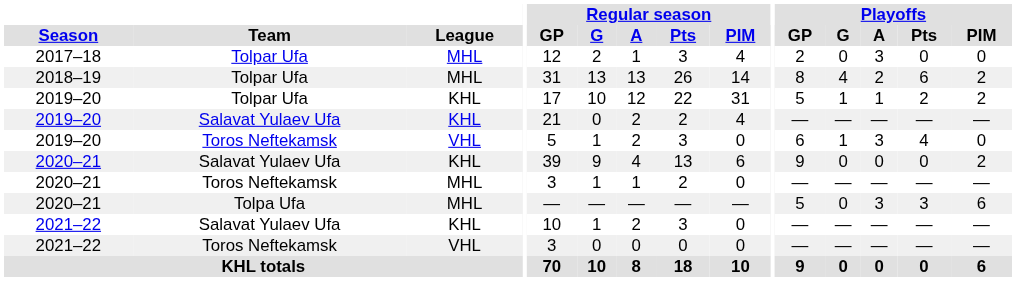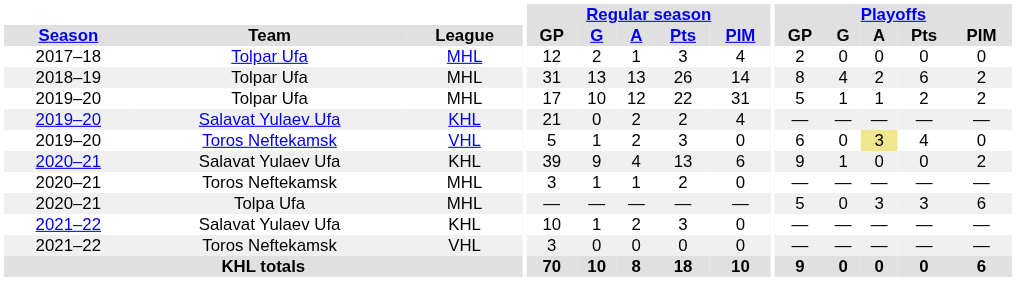(879, 56) 3 -> (879, 56) 0
(465, 98) KHL -> (465, 98) MHL
(843, 140) 1 -> (843, 140) 0
(879, 140) no background -> (879, 140) khaki background
(843, 161) 0 -> (843, 161) 1
